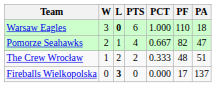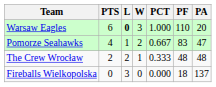columns swapped: (106, 12) <-> (136, 12)
(202, 27) 18 -> (202, 27) 20
(183, 43) 82 -> (183, 43) 83
(202, 58) 51 -> (202, 58) 48
(119, 74) bold -> (127, 74) normal
(183, 74) 17 -> (183, 74) 18
